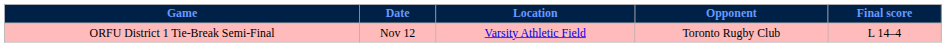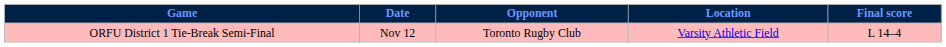columns swapped: (731, 13) <-> (535, 13)
